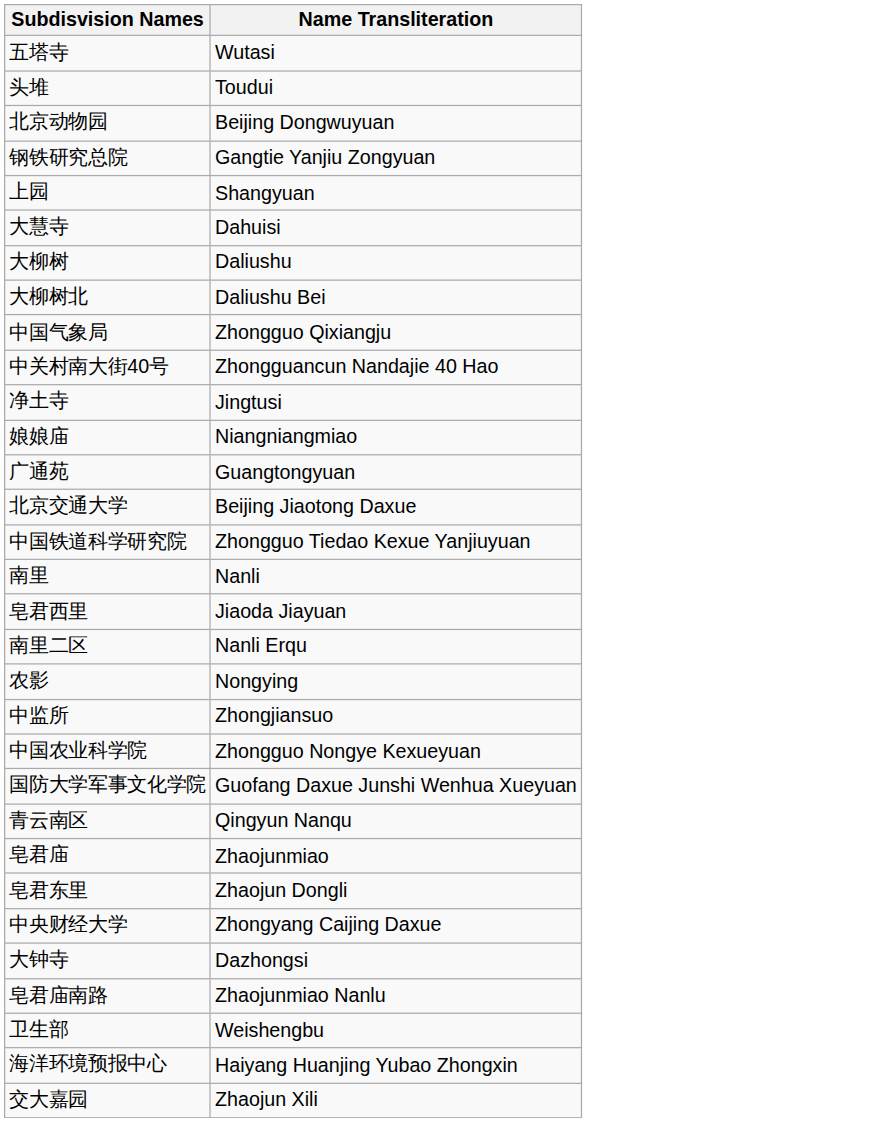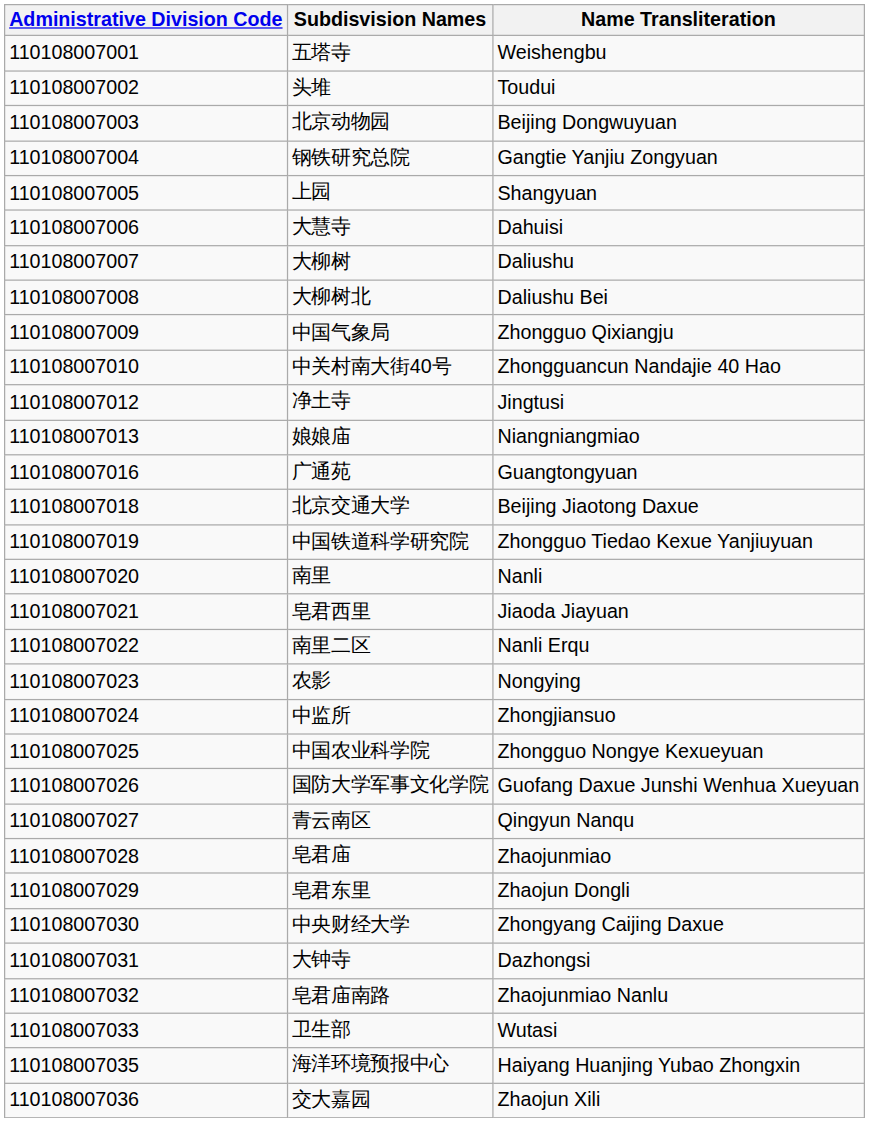+ column: (146, 20)
(245, 53) Wutasi -> (552, 53) Weishengbu
(270, 1030) Weishengbu -> (527, 1030) Wutasi
